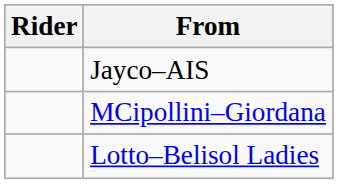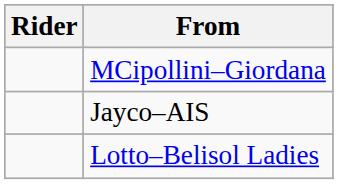rows swapped: (208, 112) <-> (150, 69)
